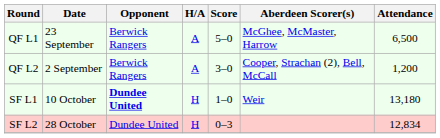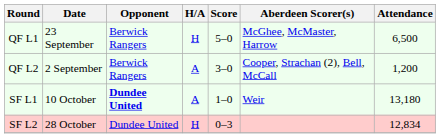(195, 37) A -> (195, 37) H
(195, 99) H -> (195, 99) A
